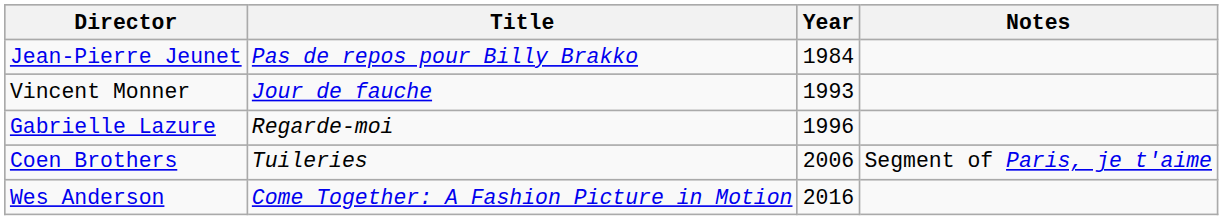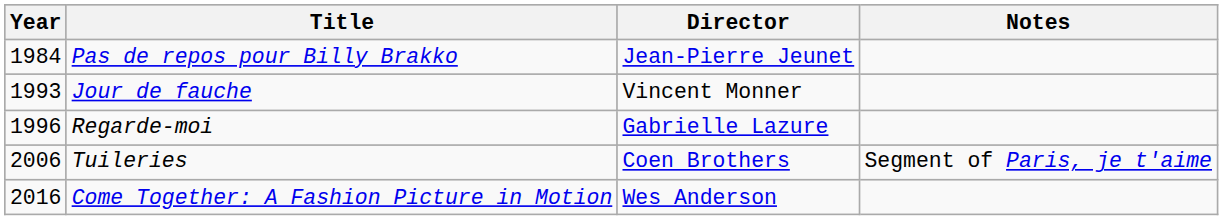columns swapped: (828, 22) <-> (126, 22)
